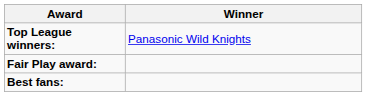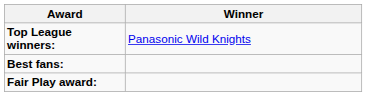rows swapped: (52, 64) <-> (35, 83)
